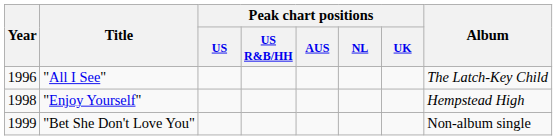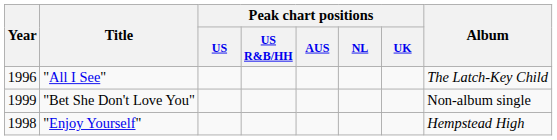rows swapped: (92, 100) <-> (119, 123)
